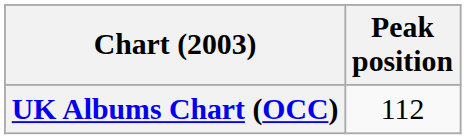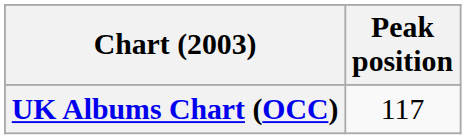(403, 108) 112 -> (403, 108) 117
